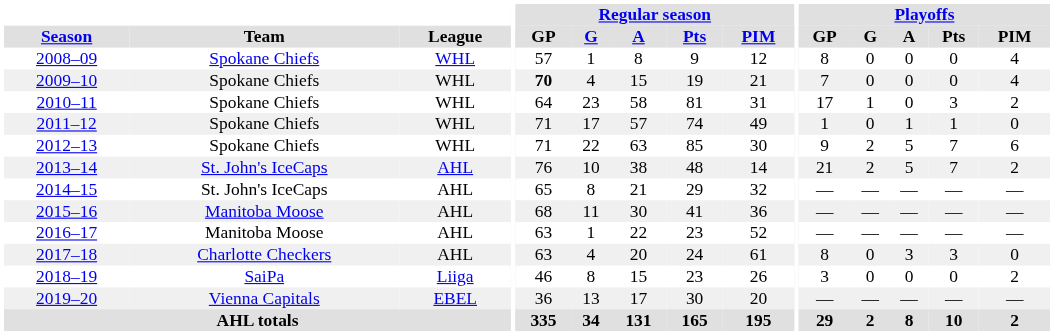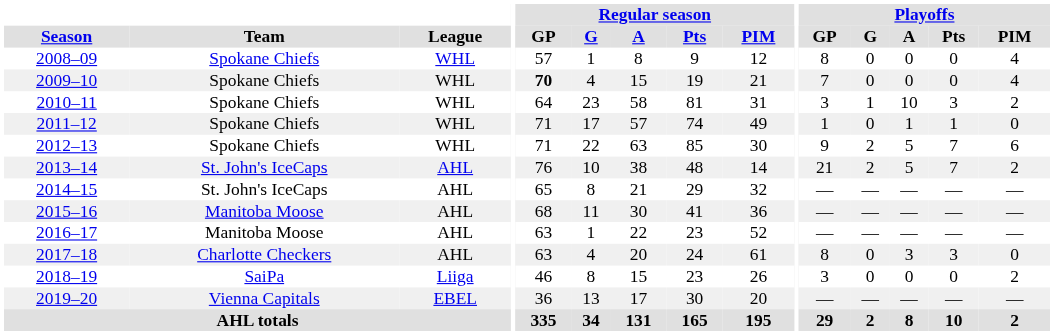(825, 102) 17 -> (825, 102) 3
(909, 102) 0 -> (909, 102) 10
